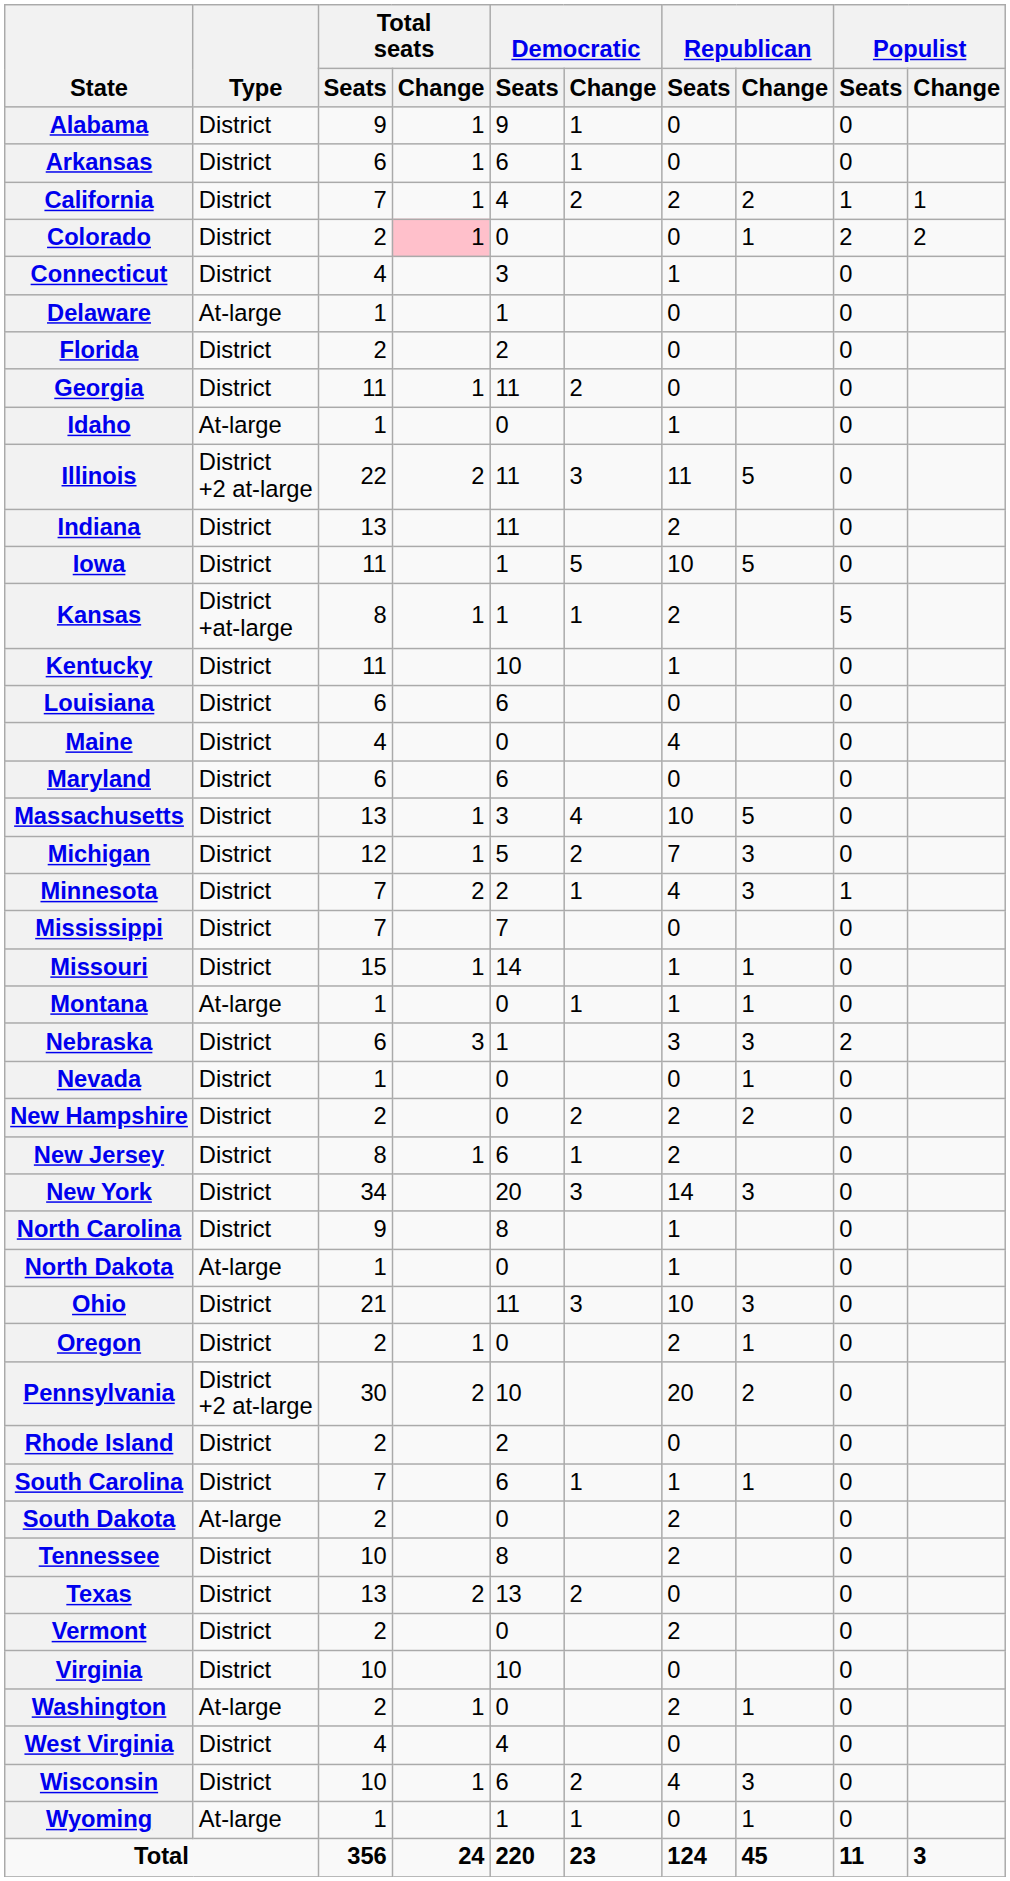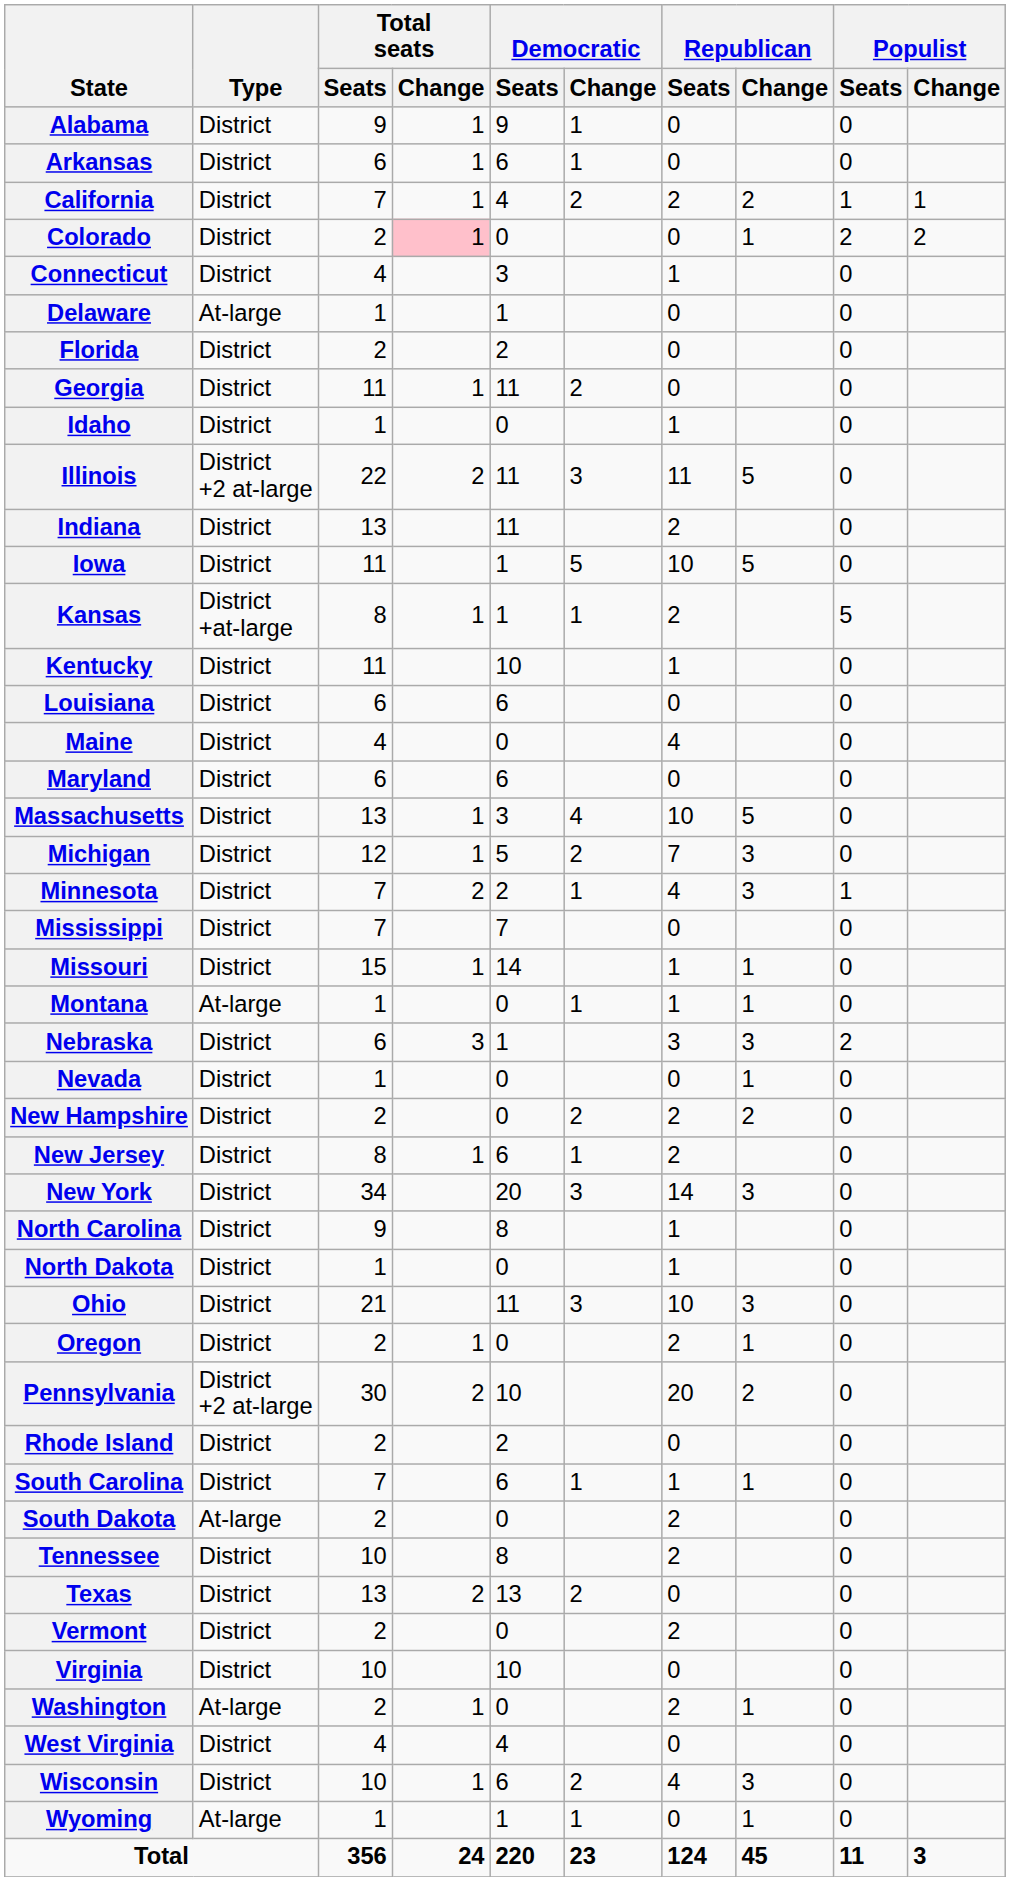(240, 425) At-large -> (235, 425) District
(240, 1267) At-large -> (235, 1267) District
